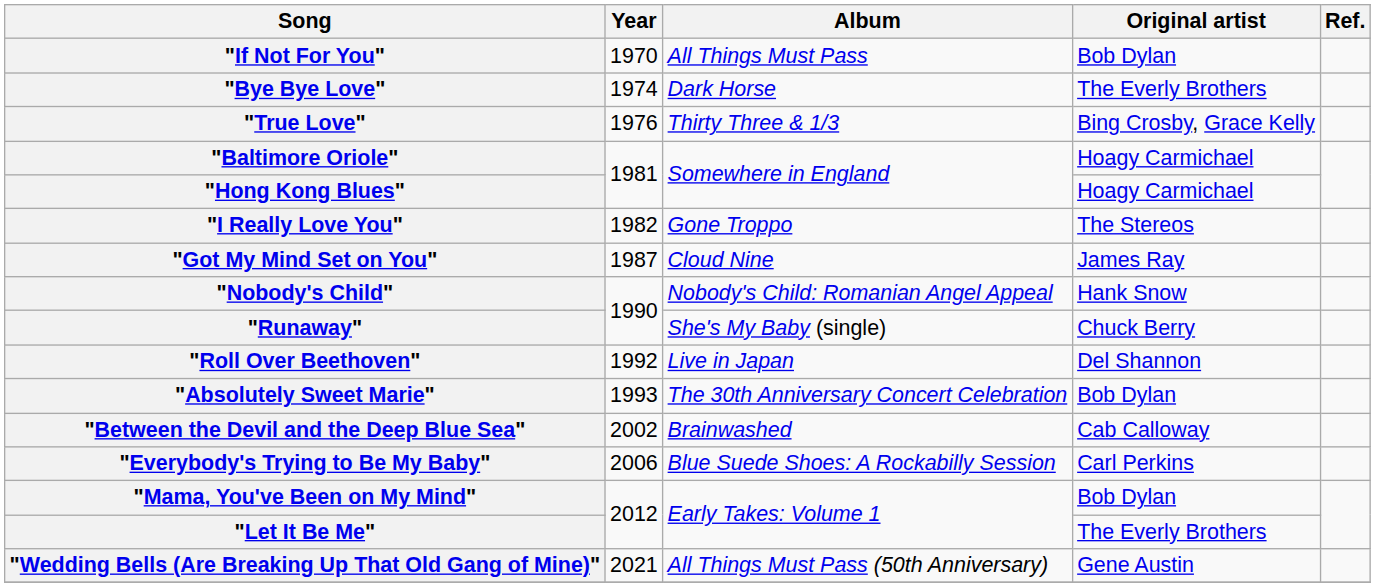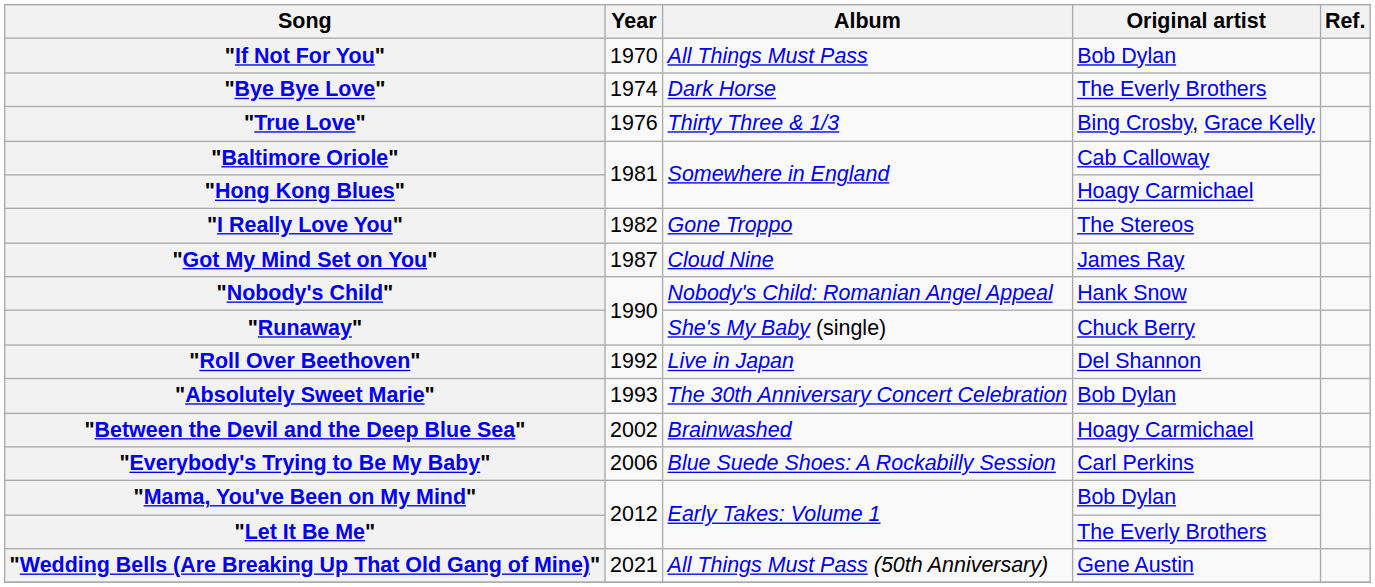(1165, 157) Hoagy Carmichael -> (1143, 157) Cab Calloway
(1143, 429) Cab Calloway -> (1165, 429) Hoagy Carmichael
